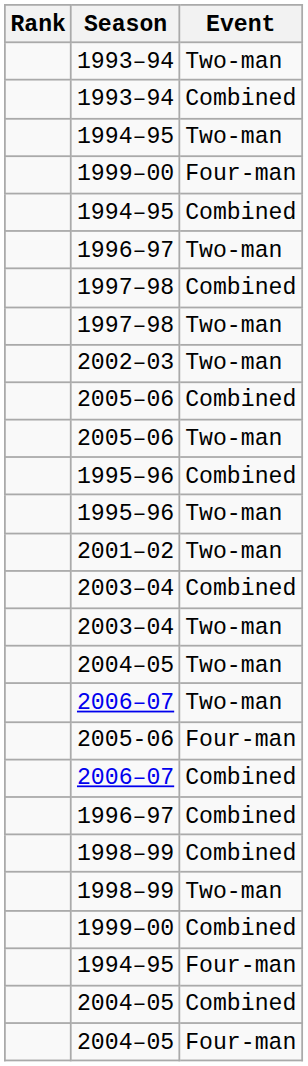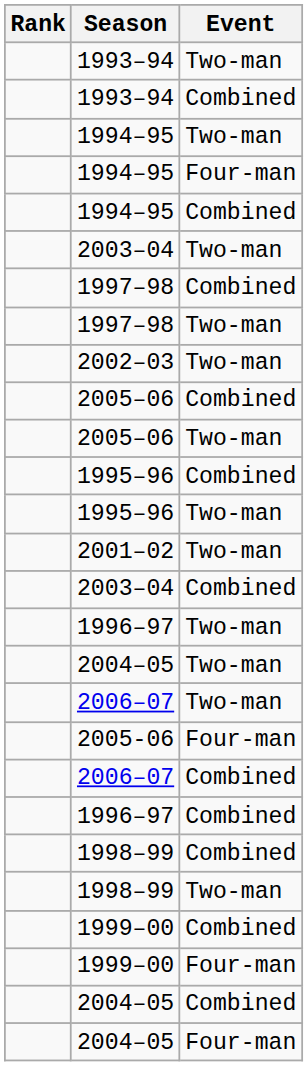rows swapped: (126, 967) <-> (126, 175)
rows swapped: (126, 250) <-> (126, 627)
